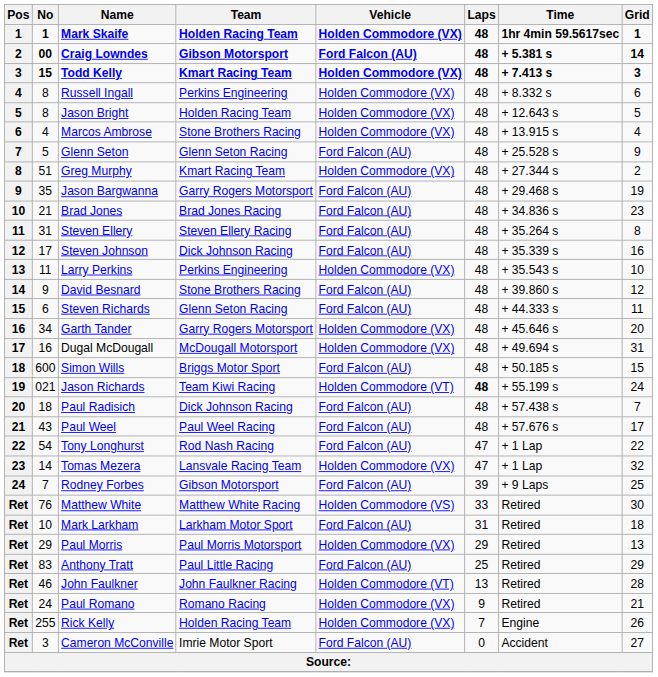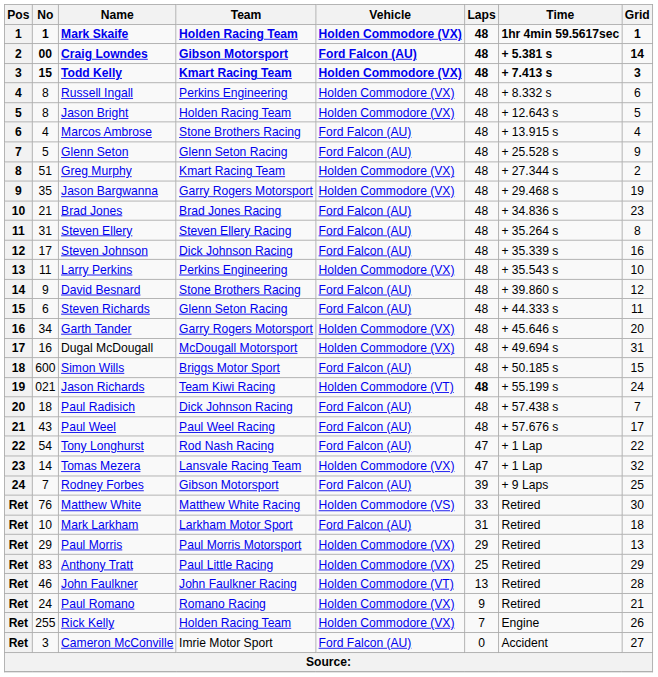(387, 132) Holden Commodore (VX) -> (365, 132) Ford Falcon (AU)
(365, 191) Ford Falcon (AU) -> (387, 191) Holden Commodore (VX)
(365, 564) Ford Falcon (AU) -> (387, 564) Holden Commodore (VX)
